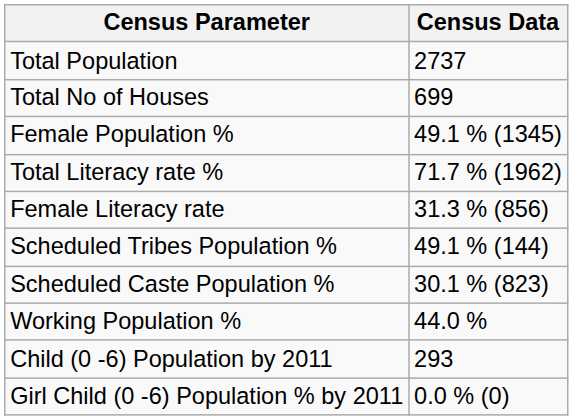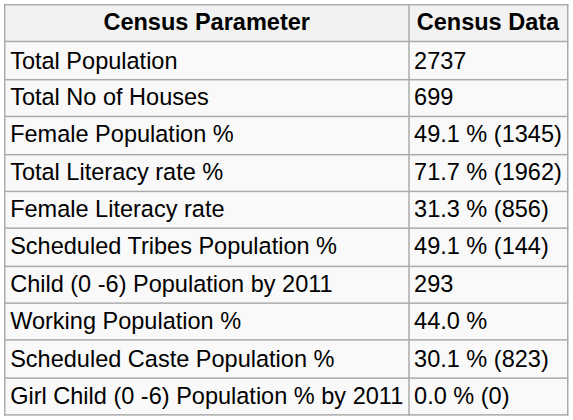rows swapped: (172, 284) <-> (171, 358)
